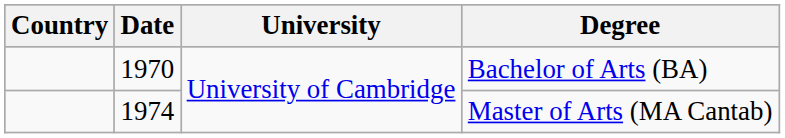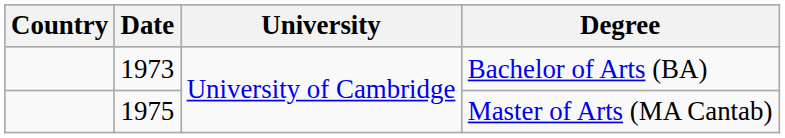(147, 68) 1970 -> (147, 68) 1973
(147, 111) 1974 -> (147, 111) 1975
